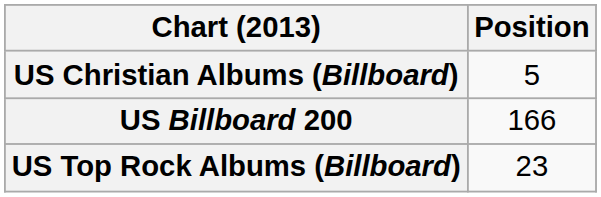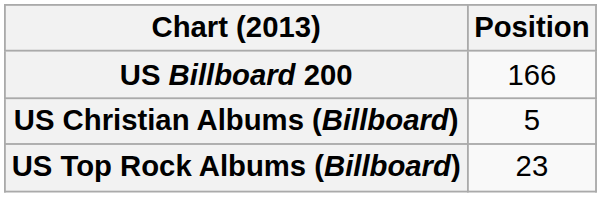rows swapped: (236, 120) <-> (236, 74)
